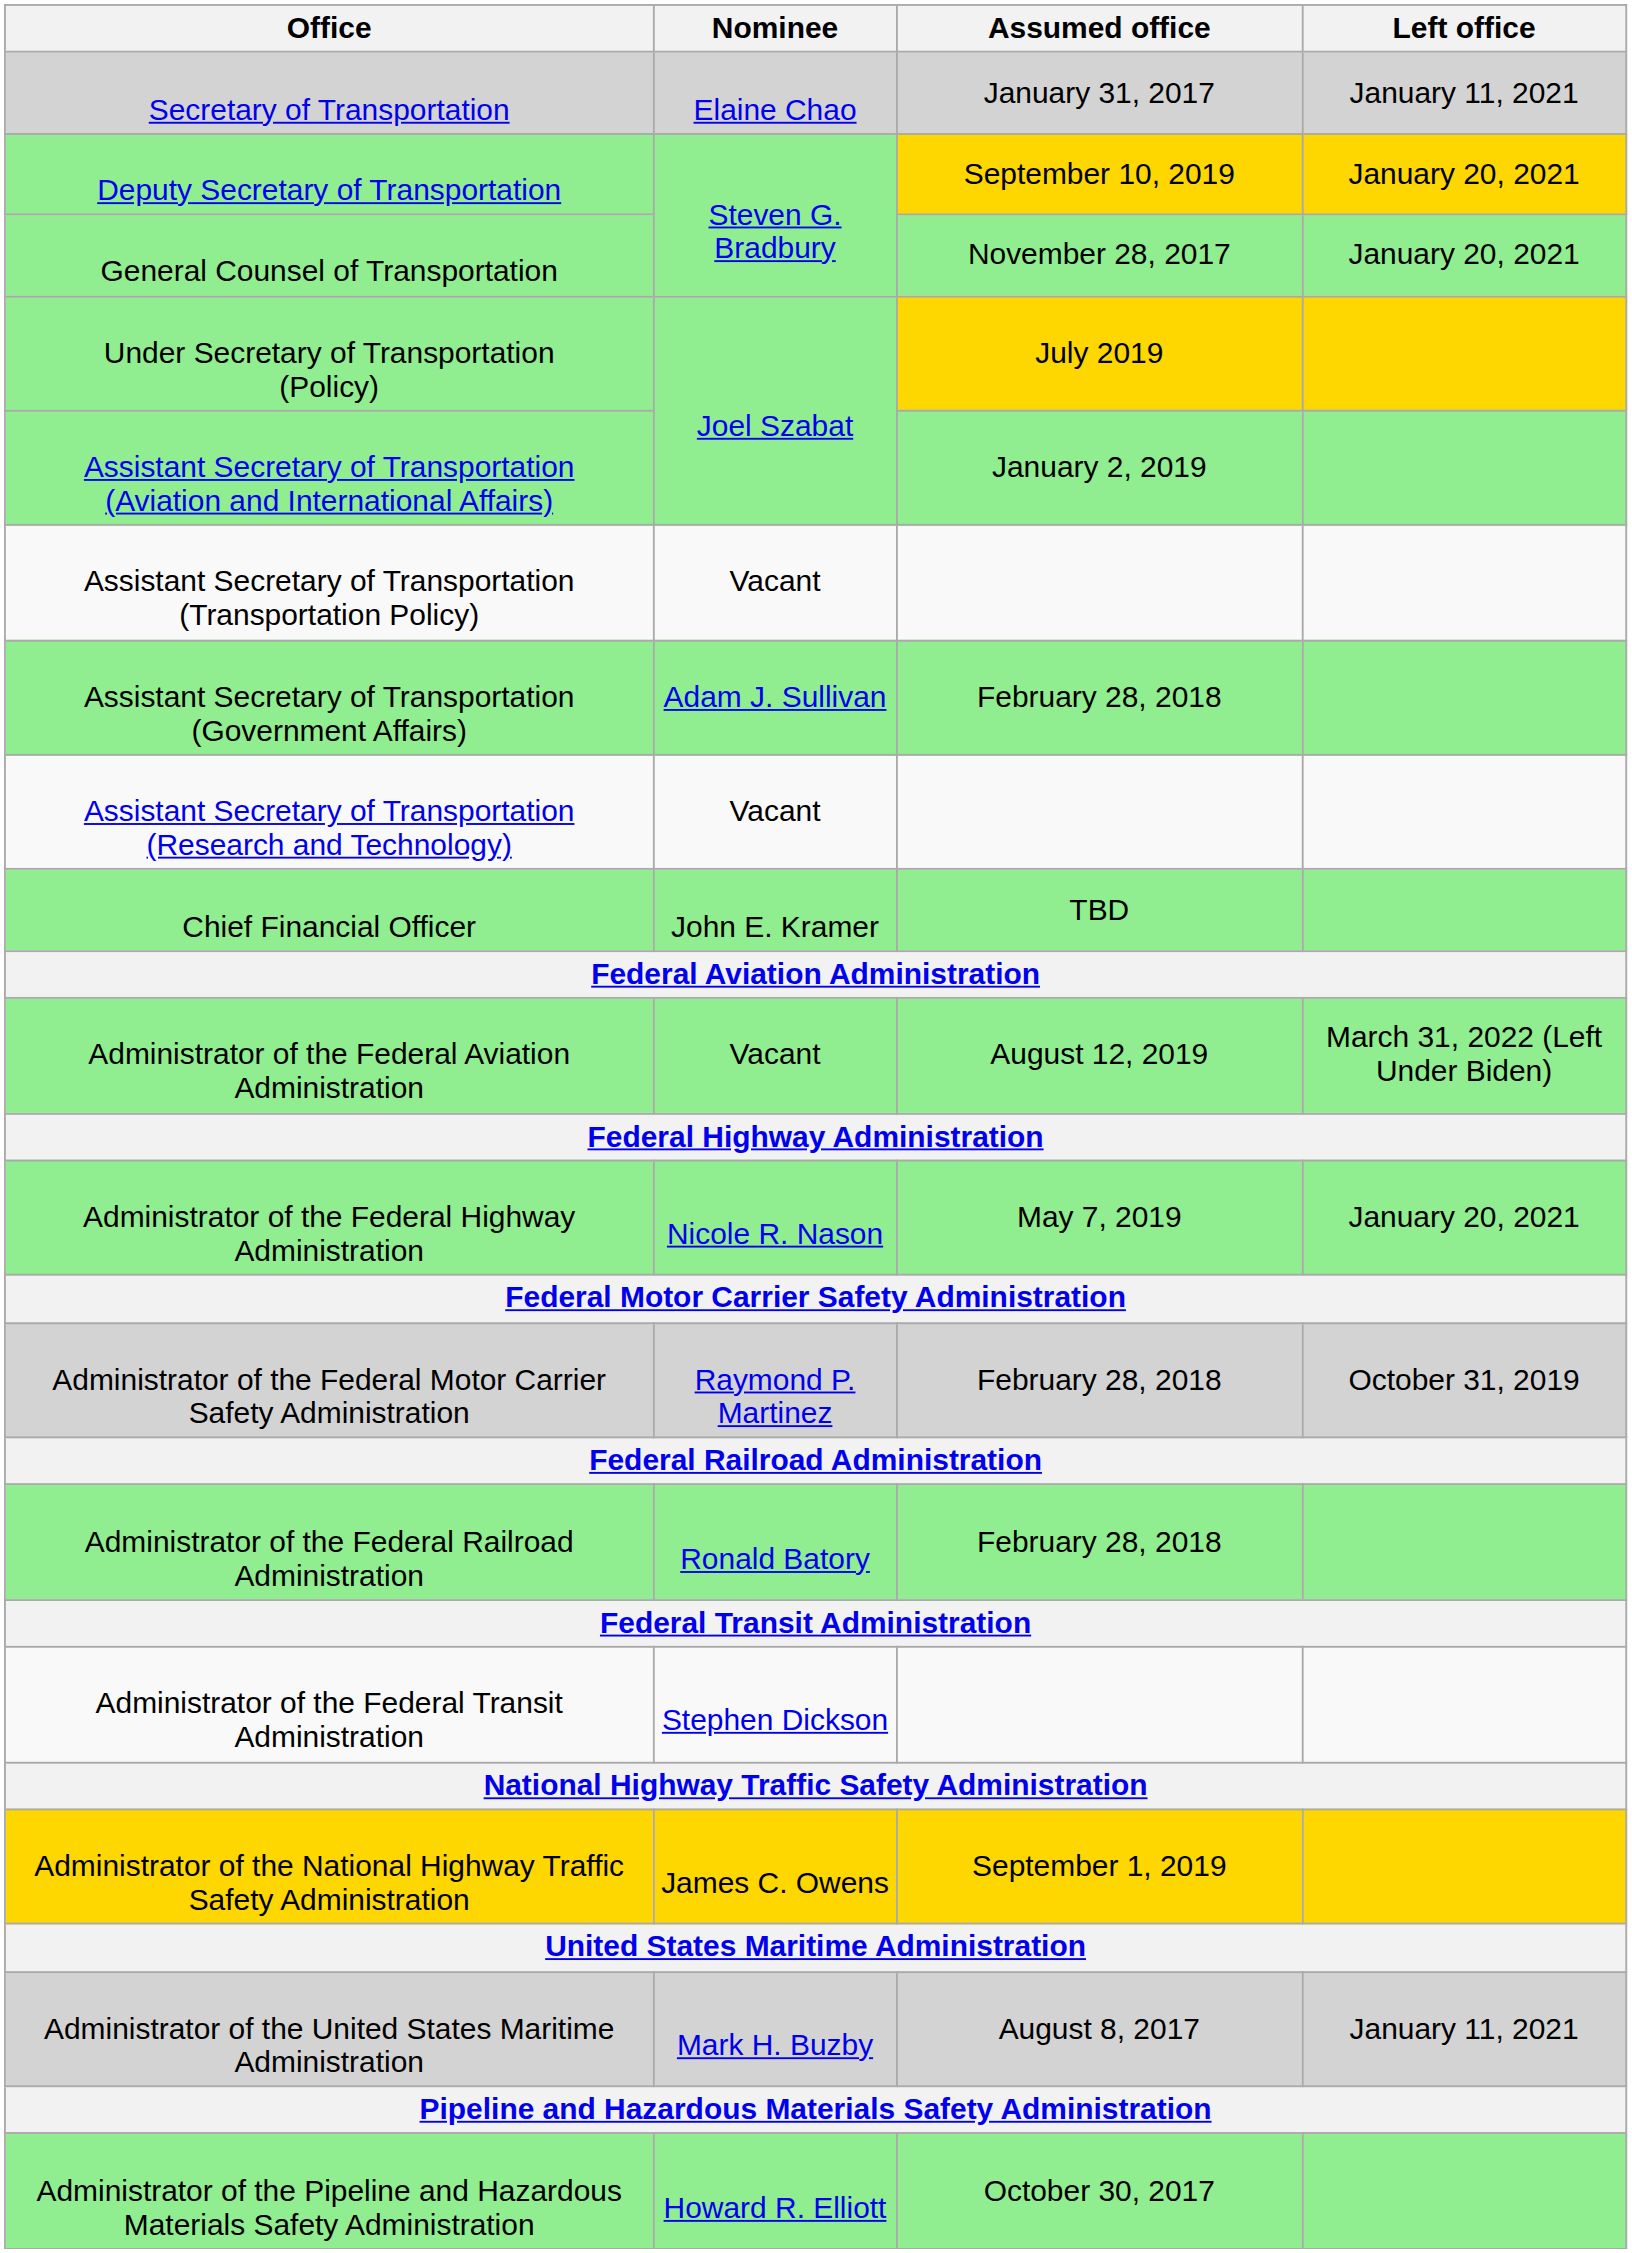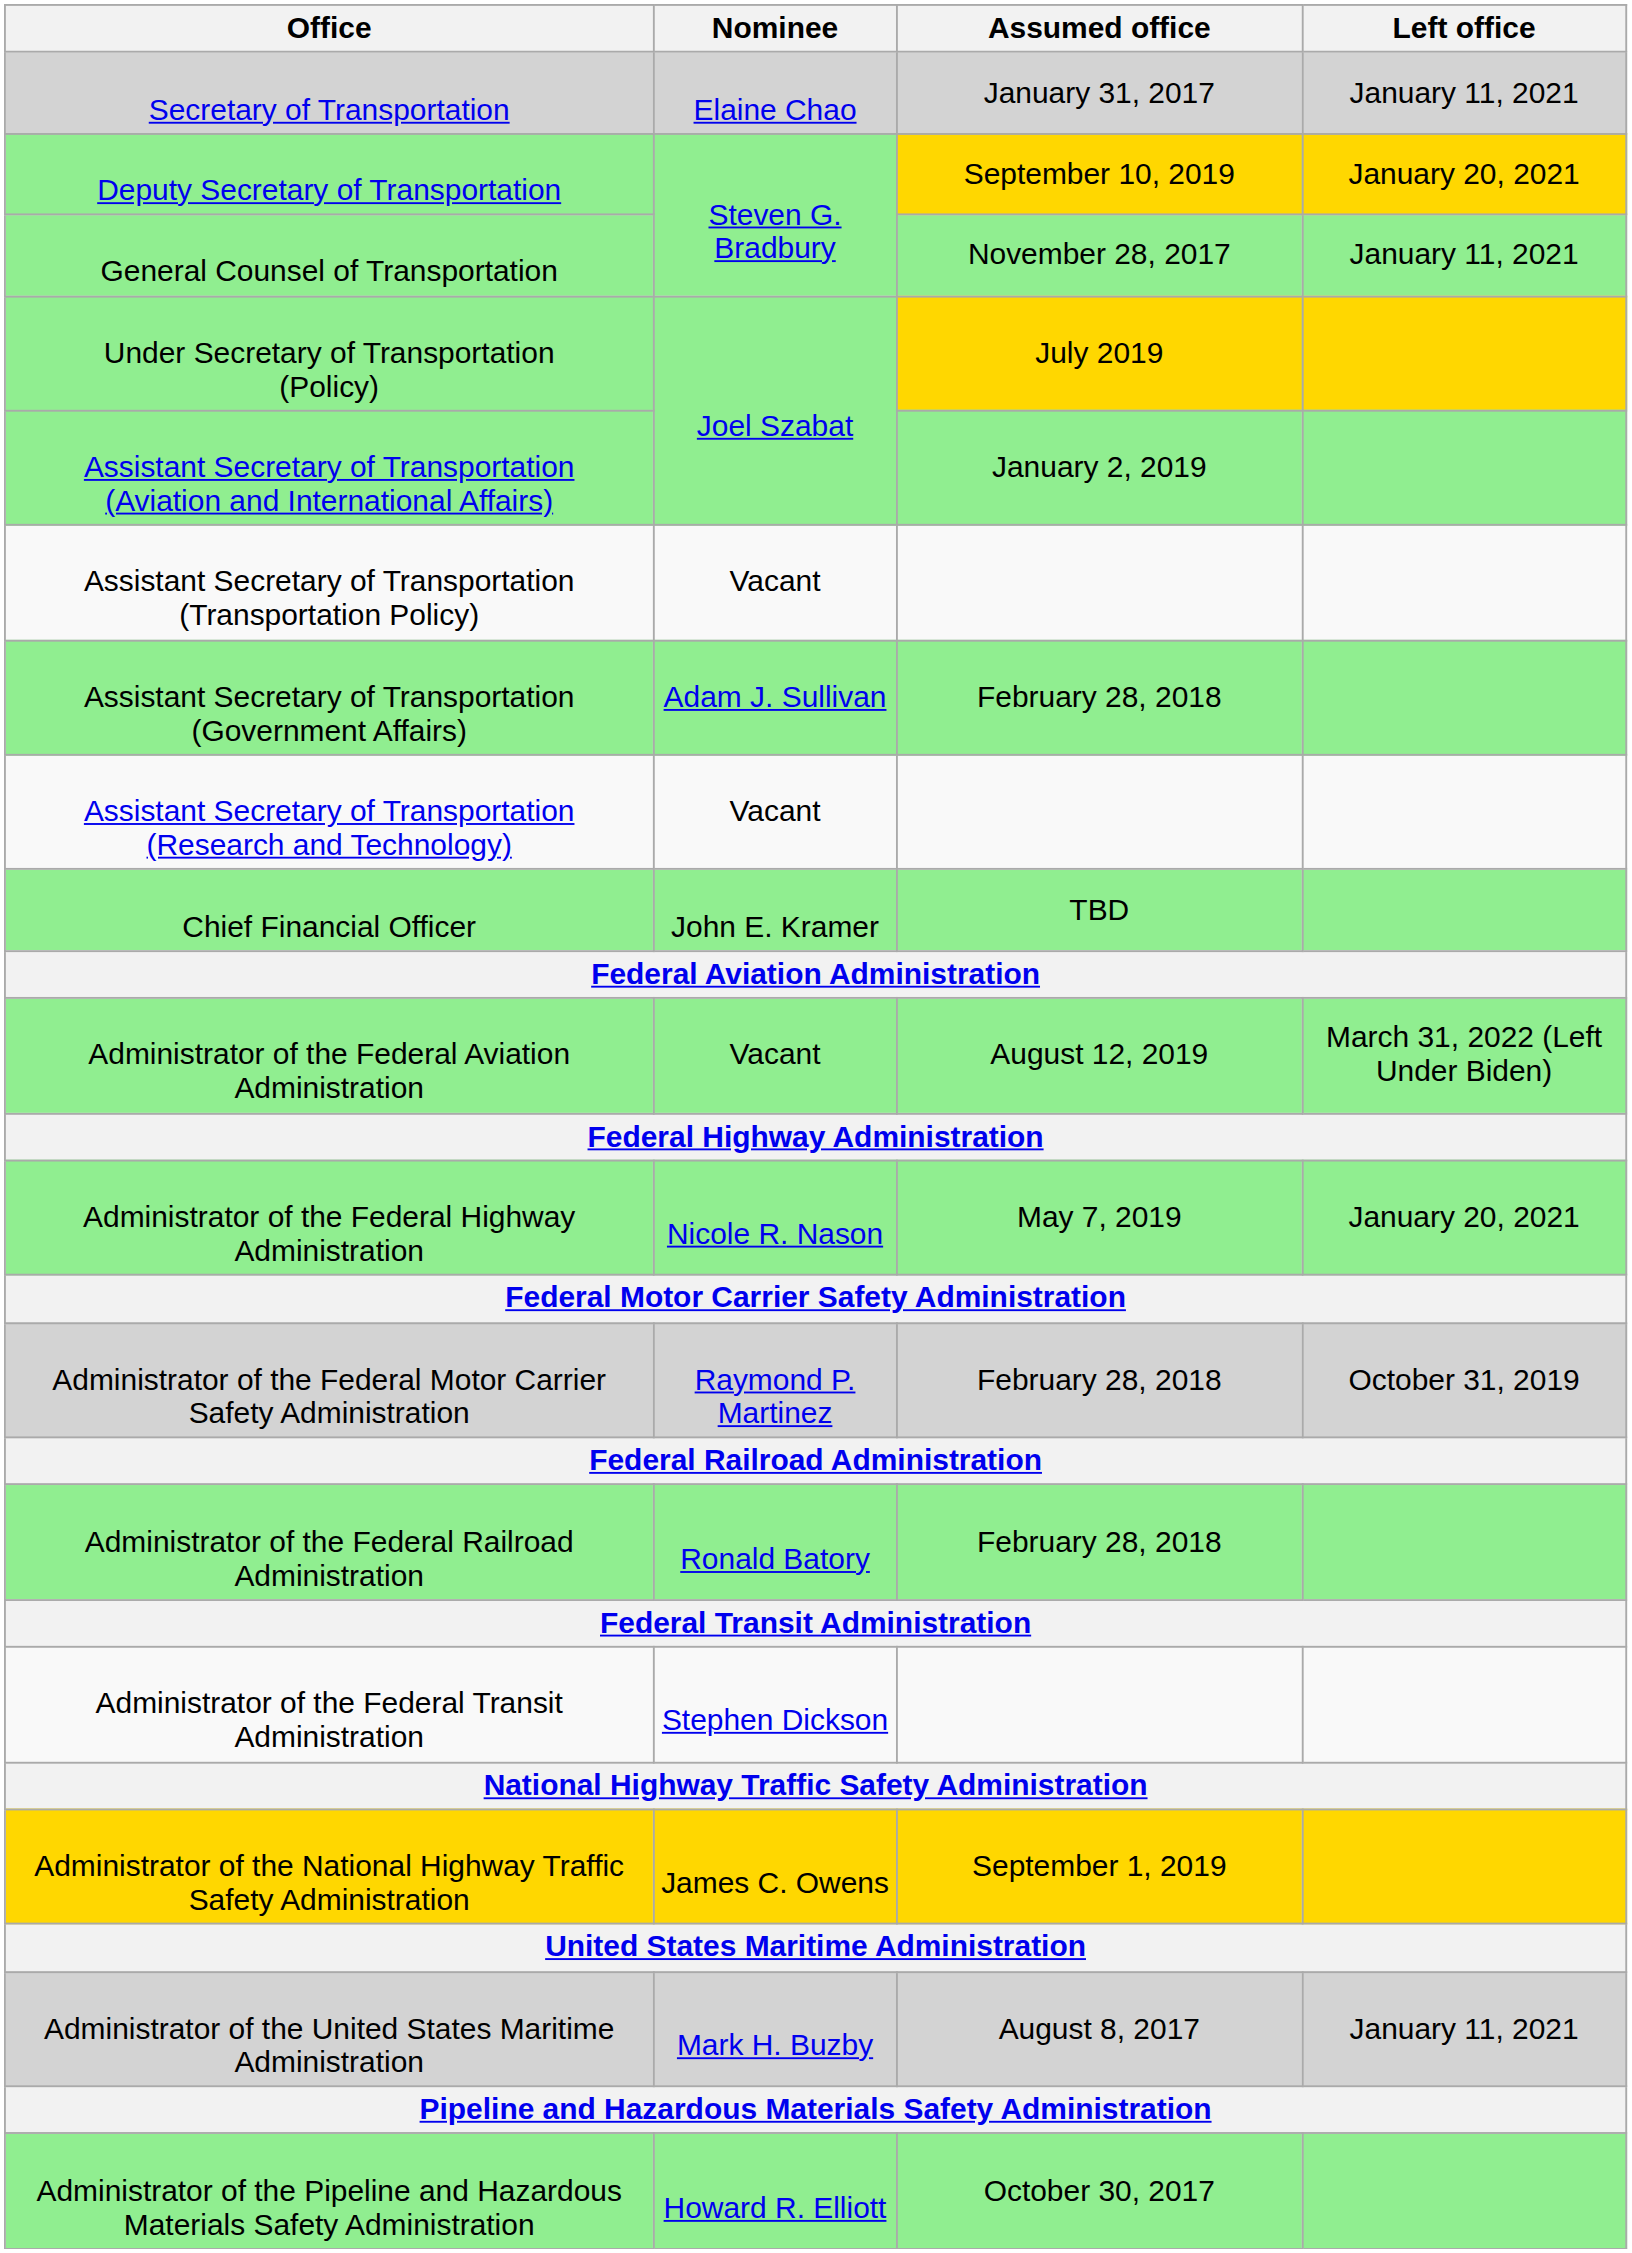(1464, 254) January 20, 2021 -> (1464, 254) January 11, 2021
